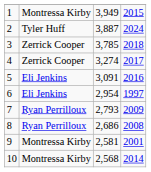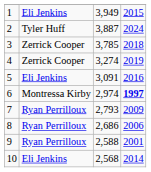(56, 12) Montressa Kirby -> (44, 12) Eli Jenkins
(133, 61) 2017 -> (133, 61) 2019
(44, 93) Eli Jenkins -> (56, 93) Montressa Kirby
(107, 93) 2,954 -> (107, 93) 2,974
(133, 93) normal -> (133, 93) bold
(133, 126) 2008 -> (133, 126) 2006
(56, 142) Montressa Kirby -> (54, 142) Ryan Perrilloux
(107, 142) 2,581 -> (107, 142) 2,588
(56, 158) Montressa Kirby -> (44, 158) Eli Jenkins
